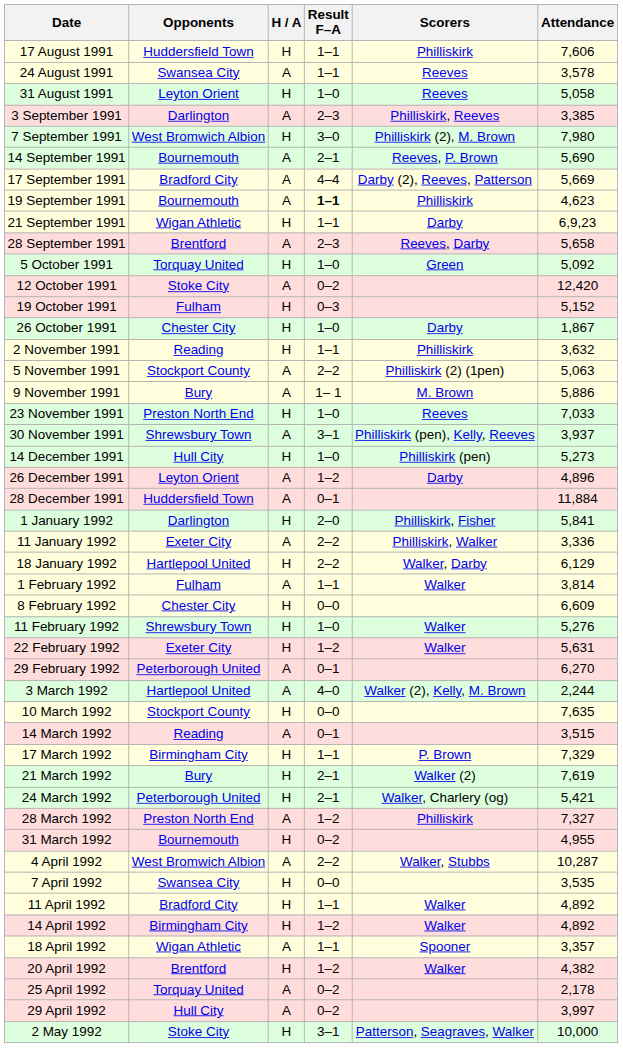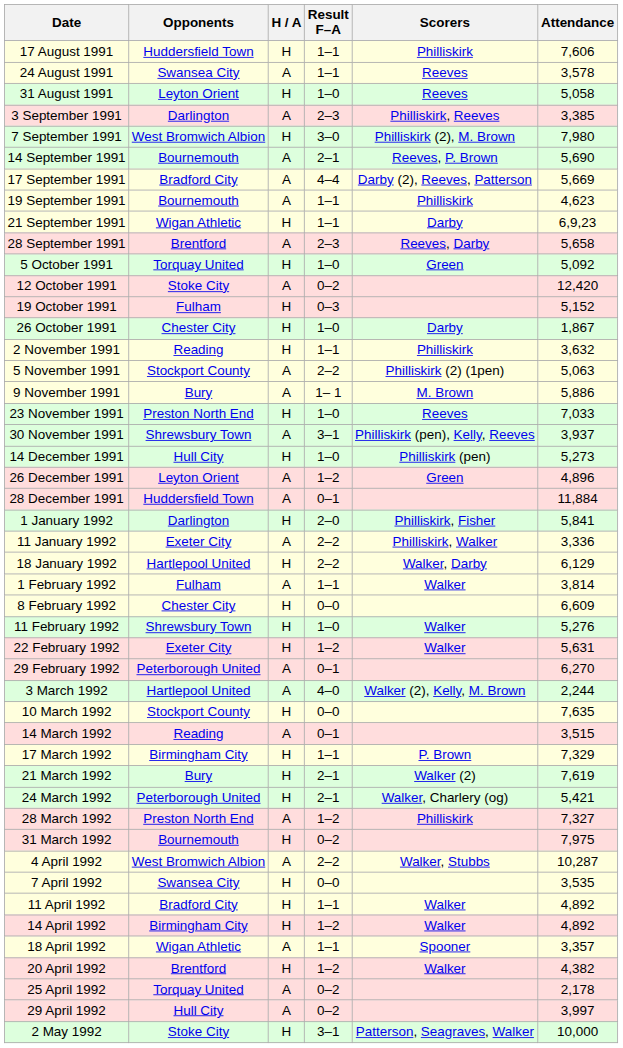(328, 200) bold -> (328, 200) normal
(445, 477) Darby -> (445, 477) Green
(578, 840) 4,955 -> (578, 840) 7,975
